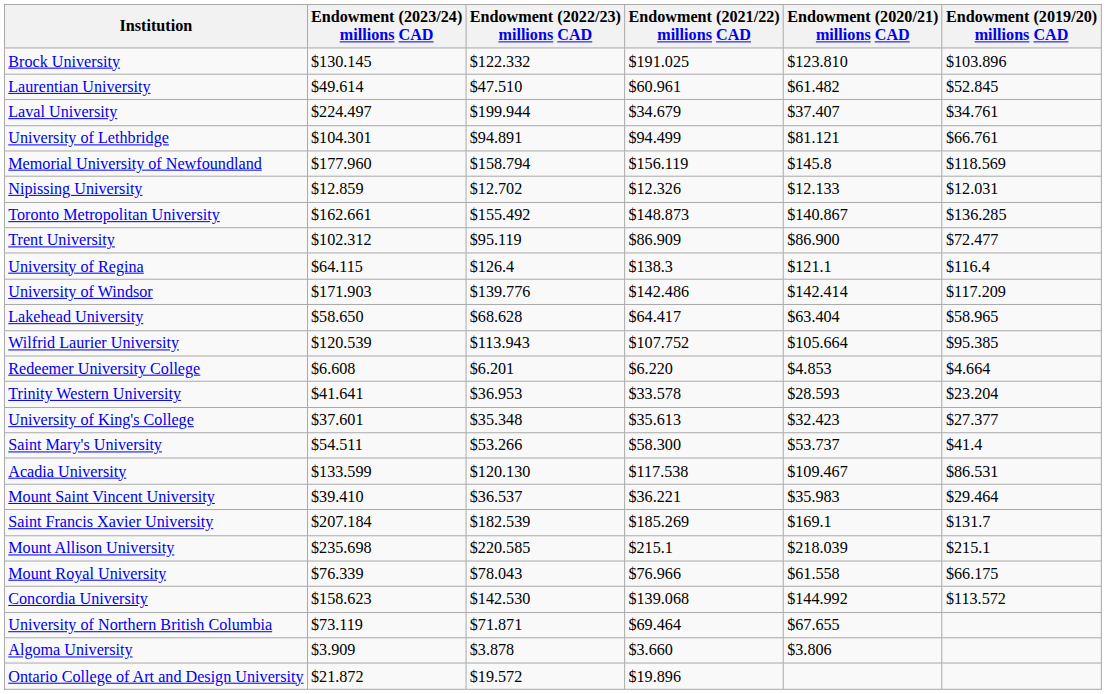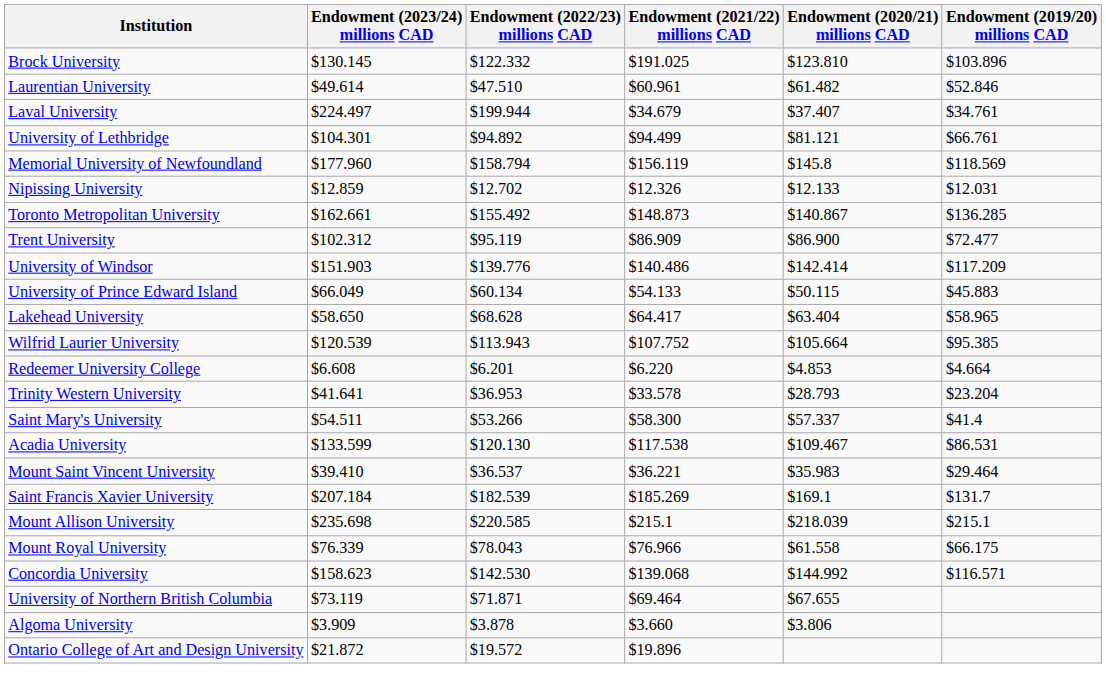(972, 86) $52.845 -> (972, 86) $52.846
(496, 138) $94.891 -> (496, 138) $94.892
- row: (76, 266)
(341, 291) $171.903 -> (341, 266) $151.903
(659, 291) $142.486 -> (659, 266) $140.486
+ row: (123, 291)
(813, 394) $28.593 -> (813, 394) $28.793
- row: (101, 419)
(813, 445) $53.737 -> (813, 419) $57.337
(976, 599) $113.572 -> (976, 573) $116.571
